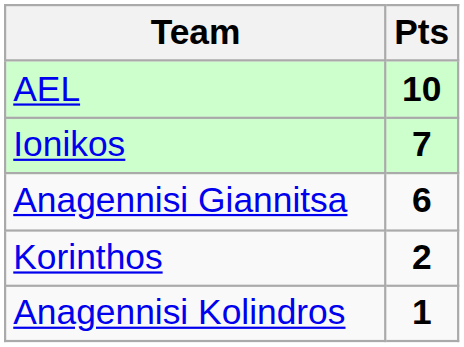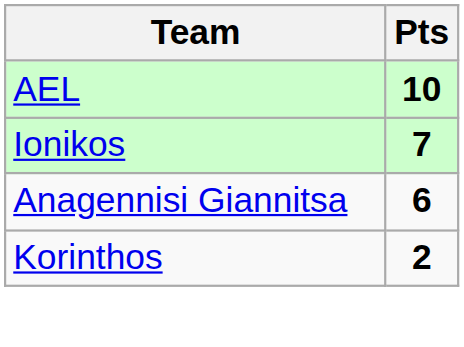- row: (179, 312)
